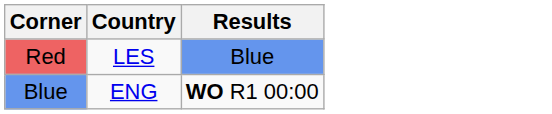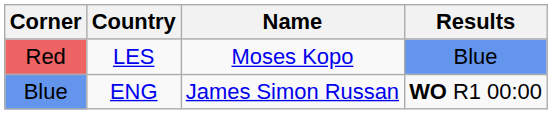+ column: (292, 21)
